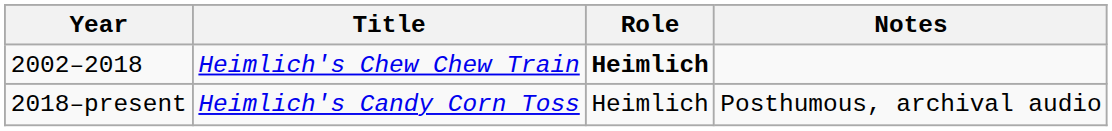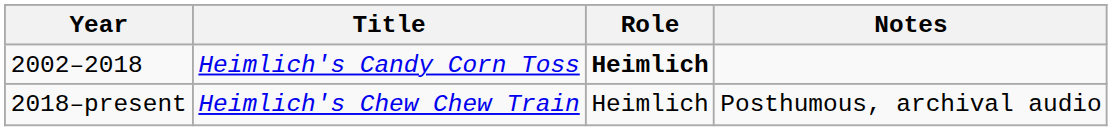(389, 65) Heimlich's Chew Chew Train -> (389, 65) Heimlich's Candy Corn Toss
(389, 105) Heimlich's Candy Corn Toss -> (389, 105) Heimlich's Chew Chew Train
